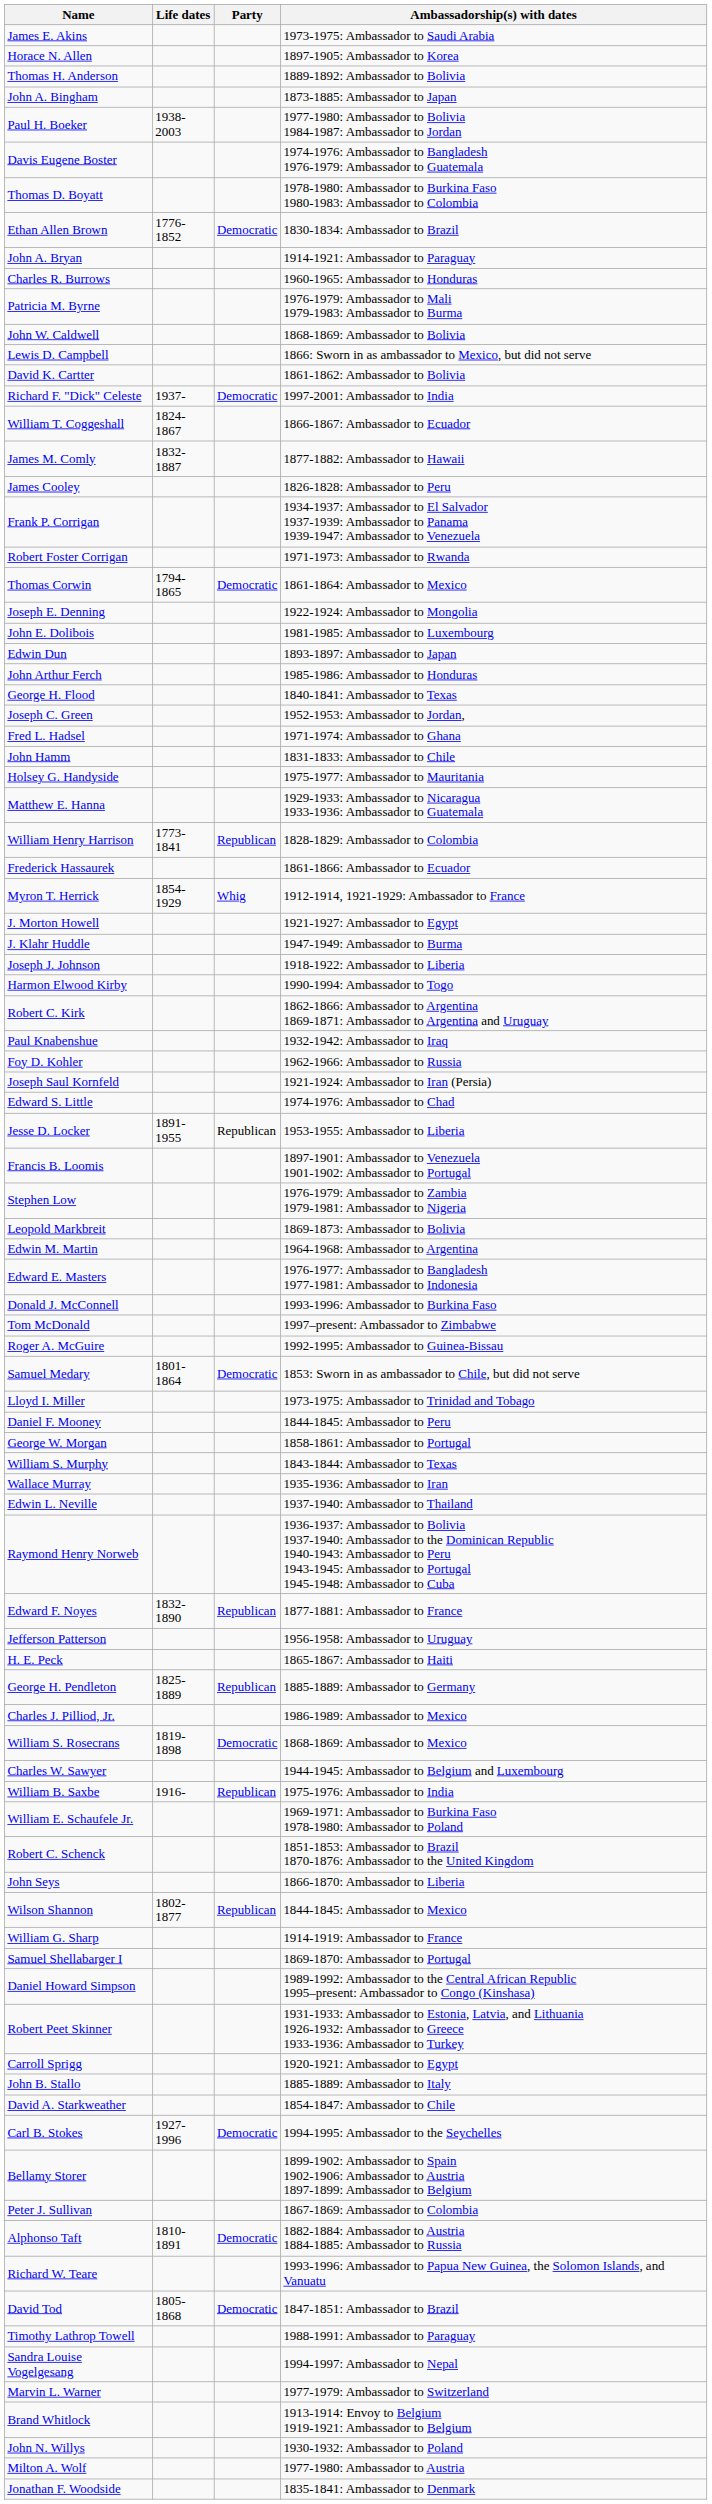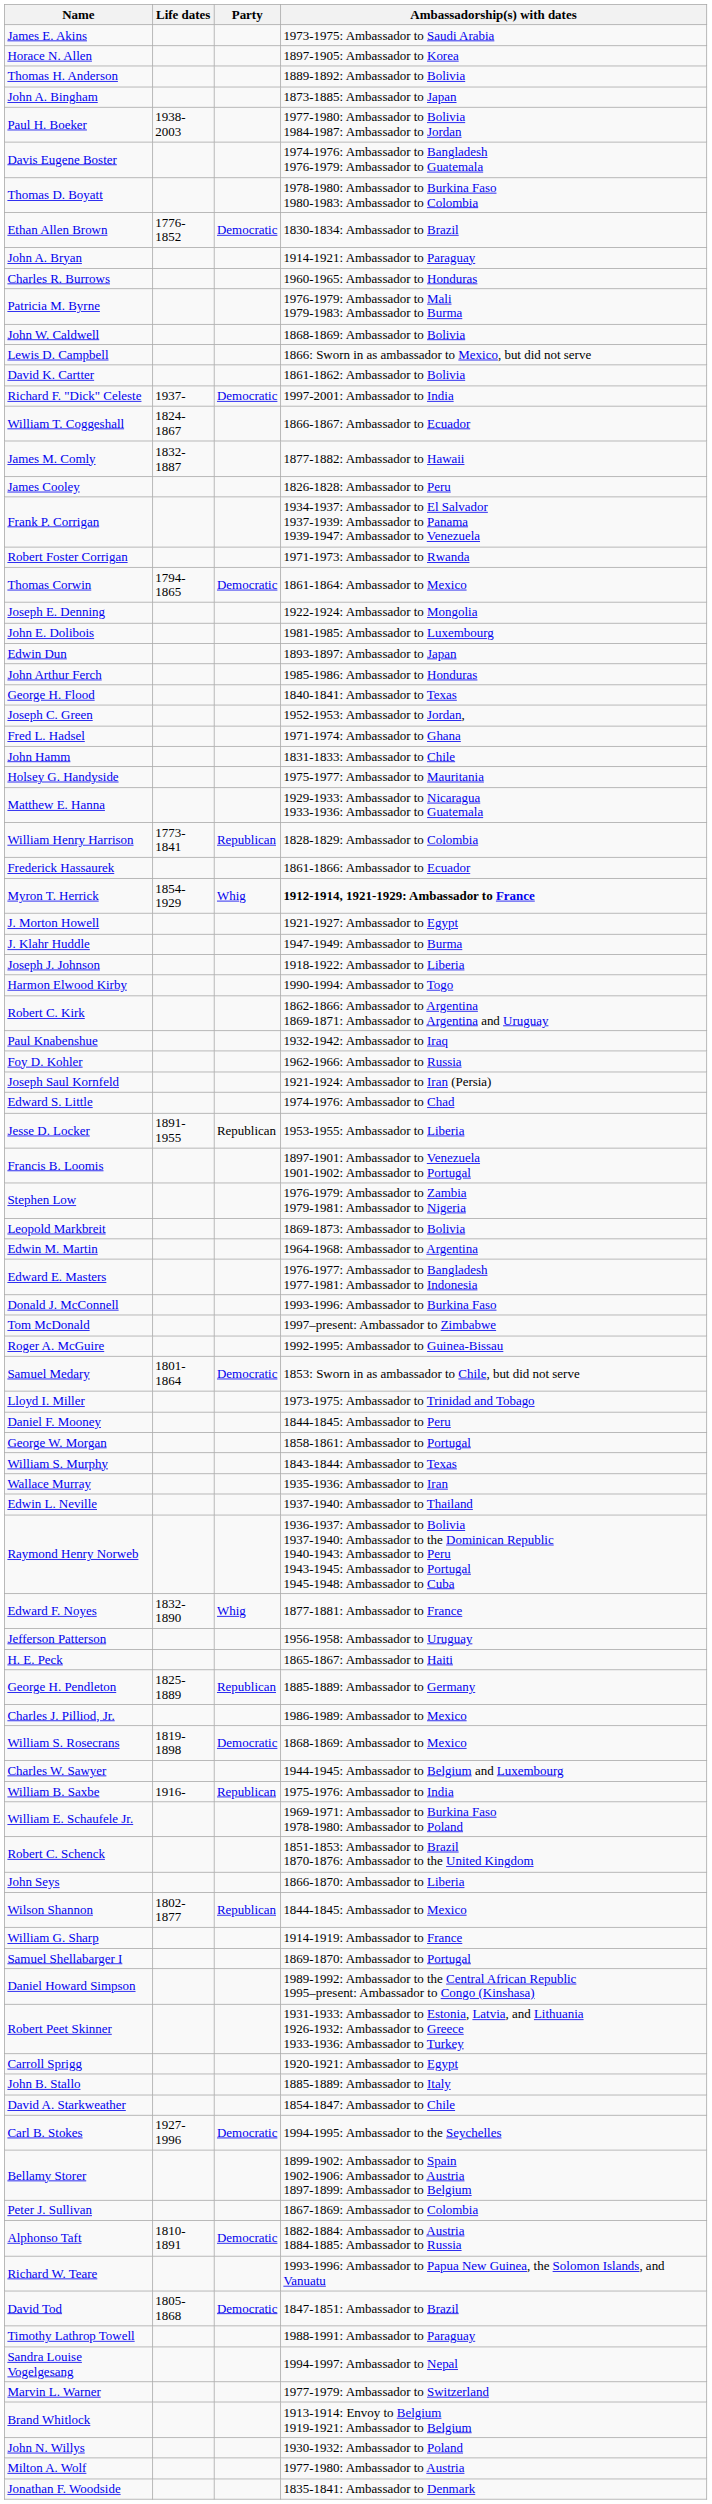(404, 895) normal -> (409, 895) bold
(246, 1611) Republican -> (231, 1611) Whig
